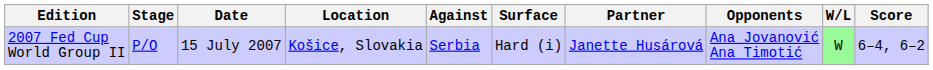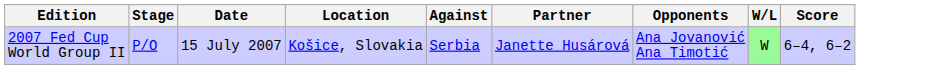- column: (529, 15)
